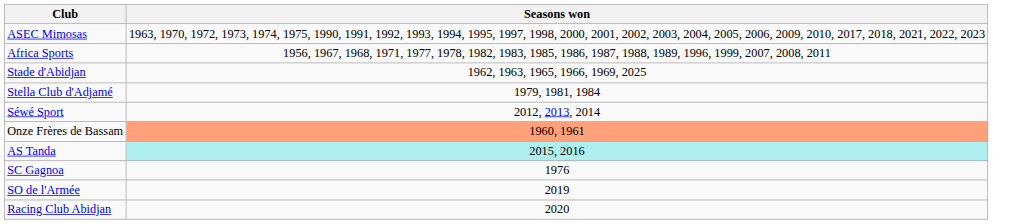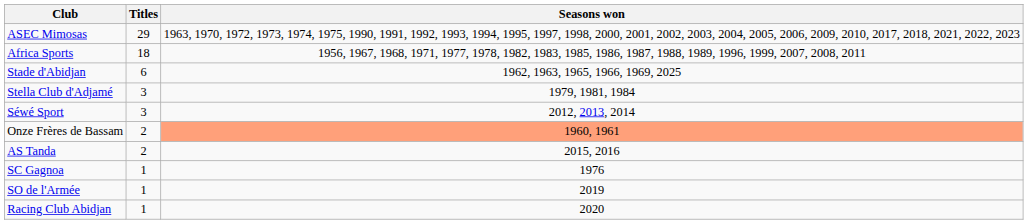+ column: (143, 14)
(557, 151) paleturquoise background -> (592, 151) no background
